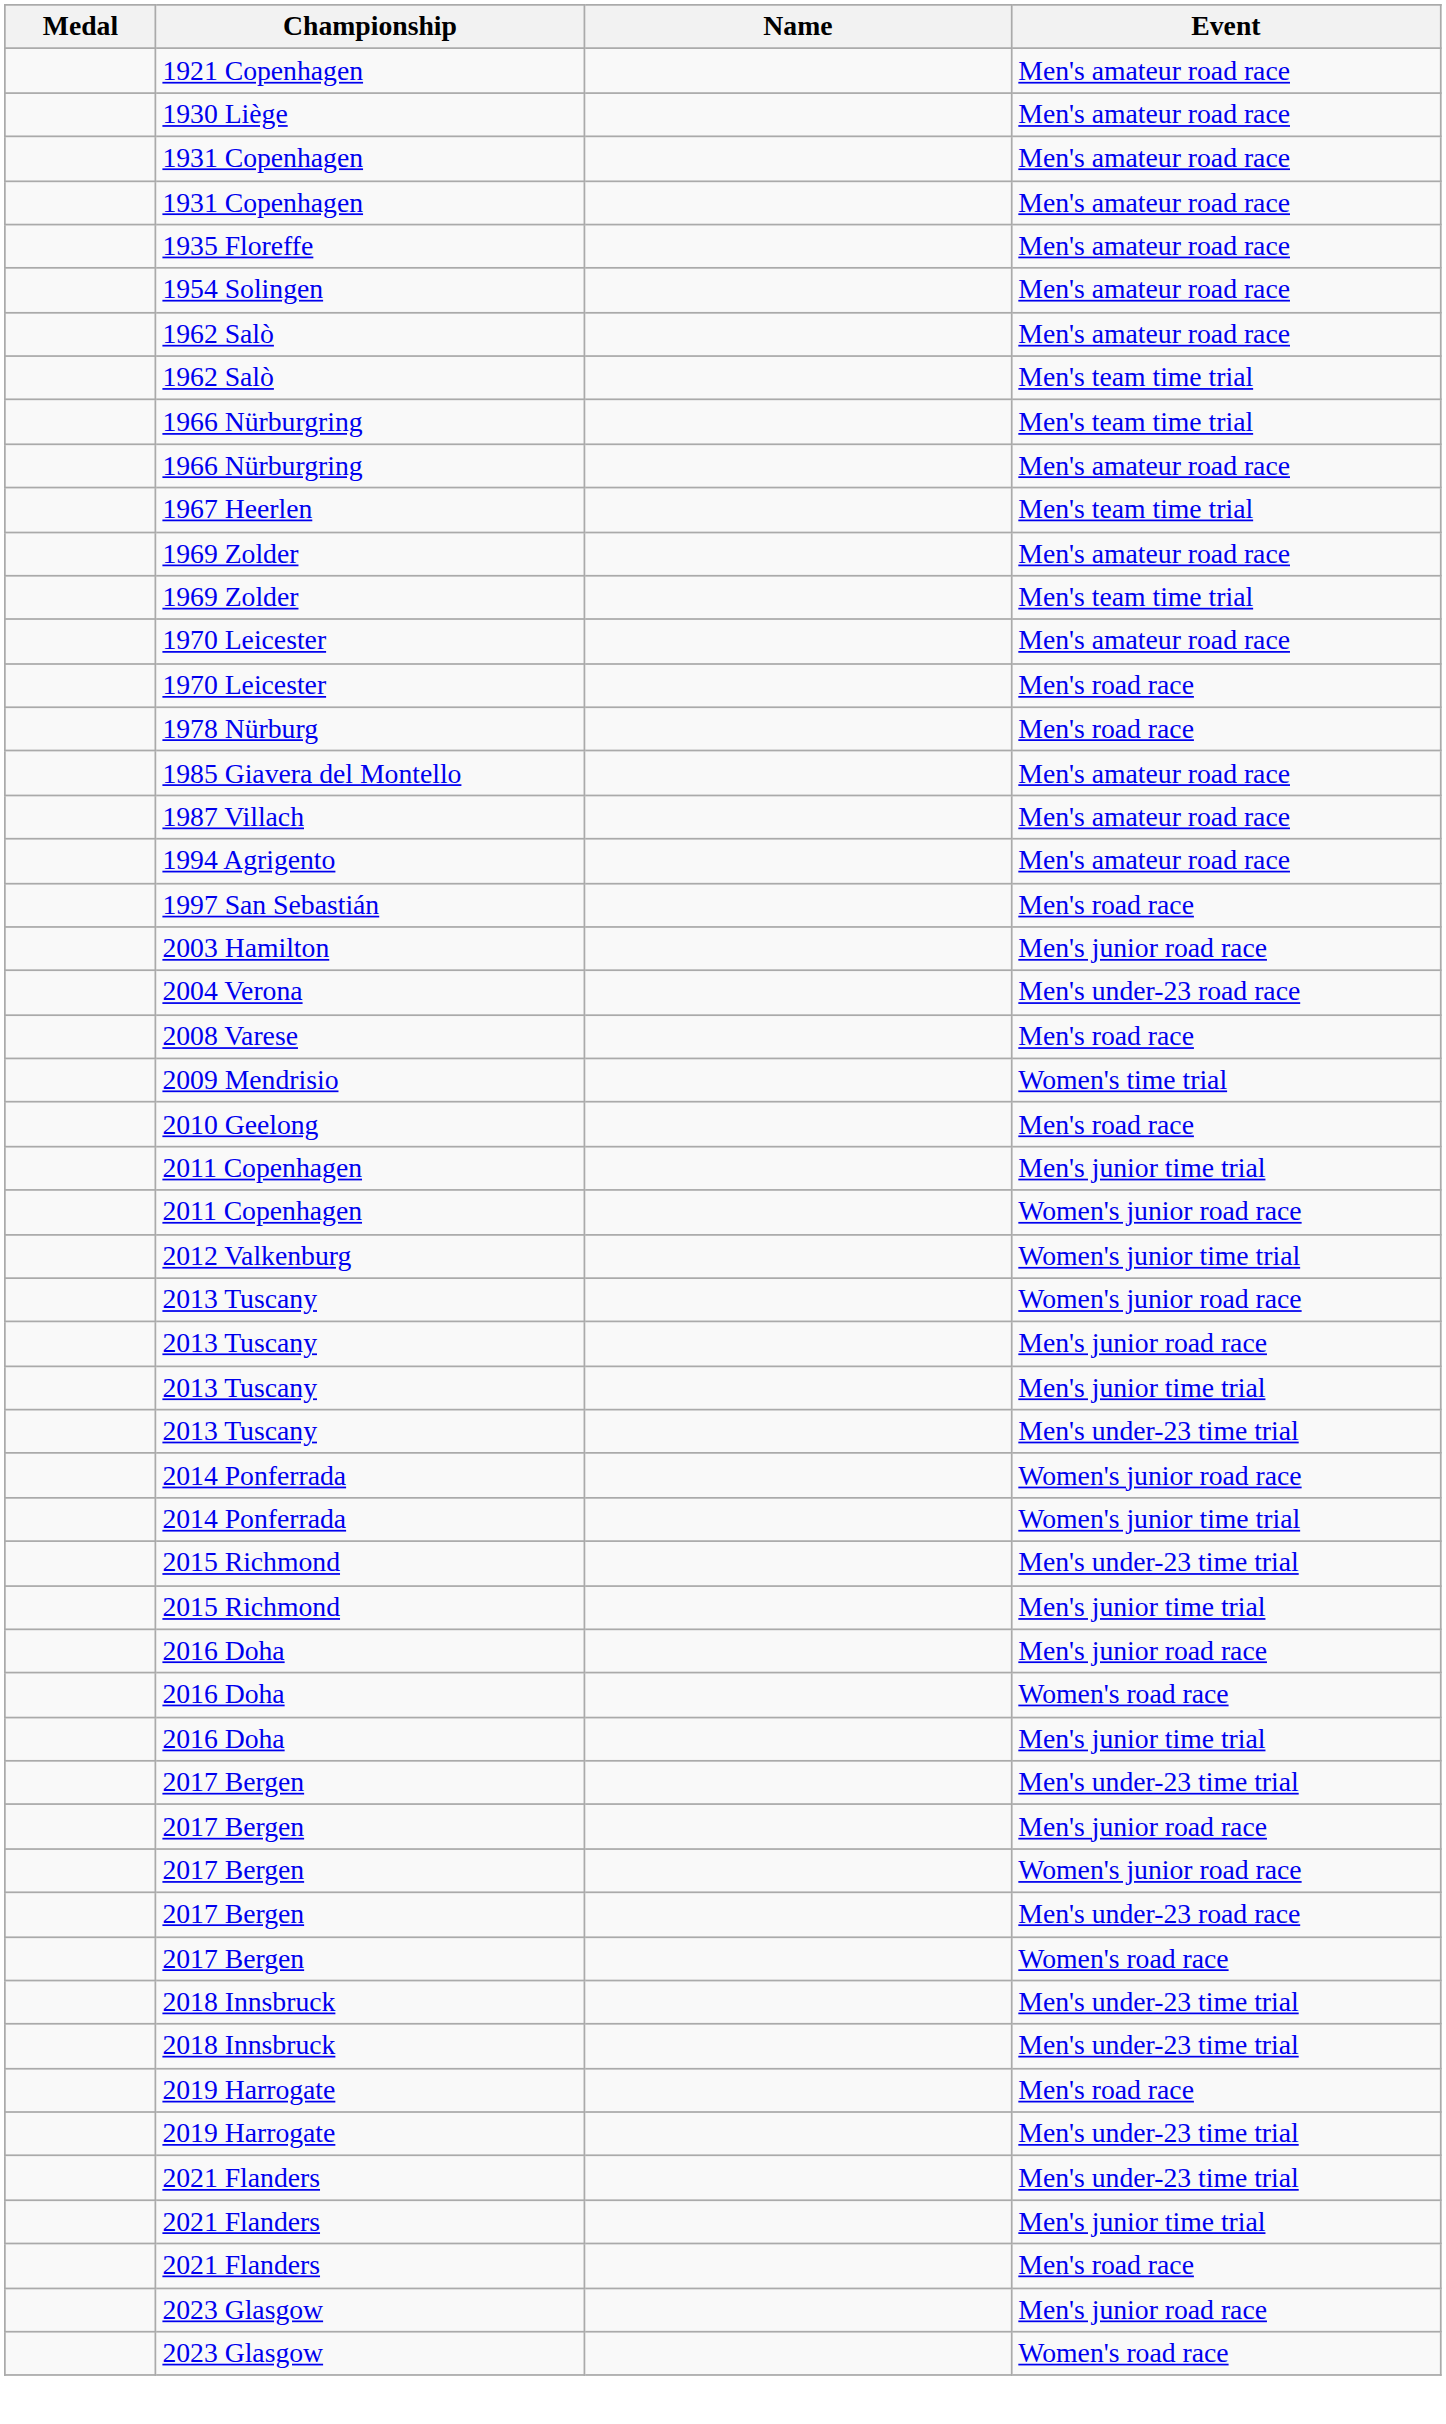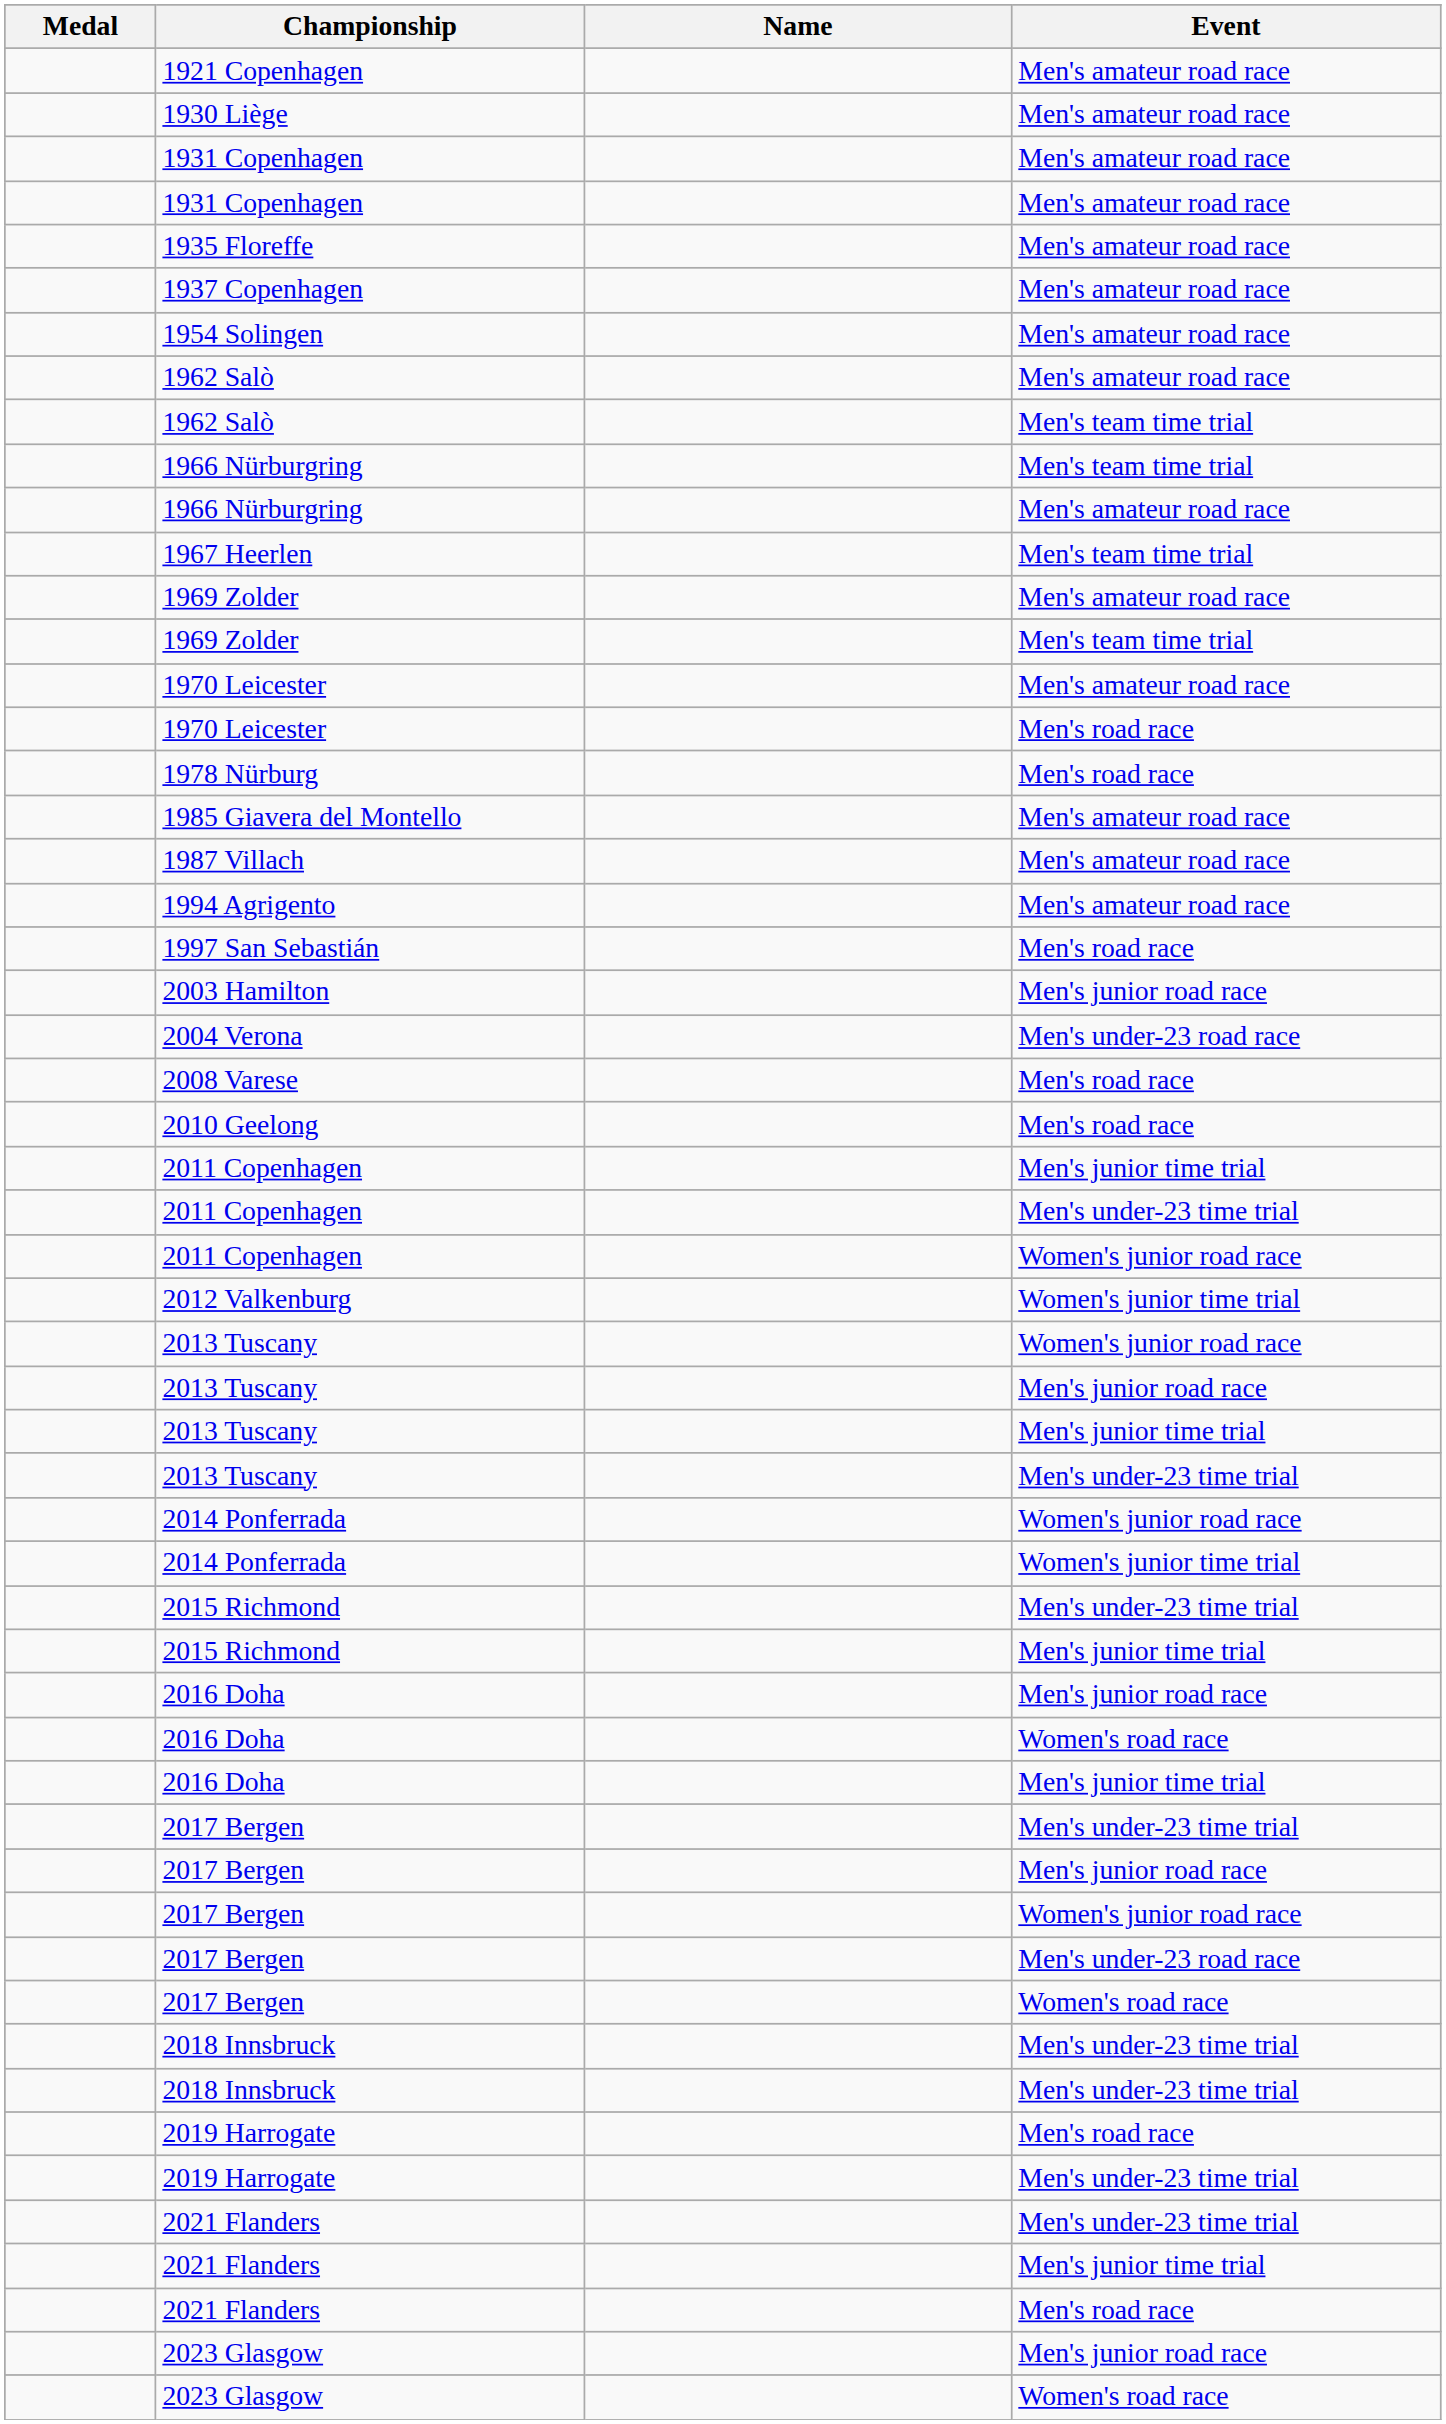+ row: (263, 289)
- row: (250, 1080)
+ row: (262, 1211)
